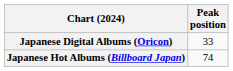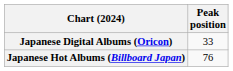(208, 58) 74 -> (208, 58) 76
